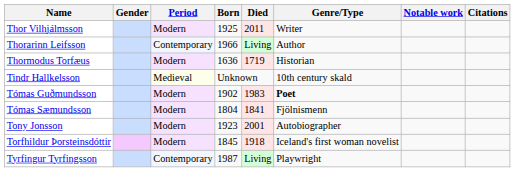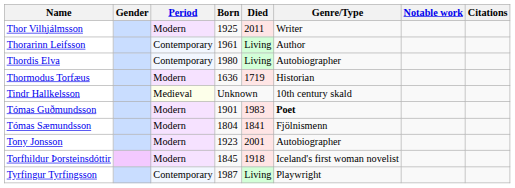(227, 45) 1966 -> (227, 45) 1961
+ row: (33, 61)
(227, 93) 1902 -> (227, 110) 1901
